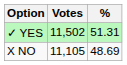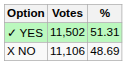(67, 51) 11,105 -> (67, 51) 11,106
